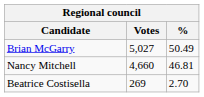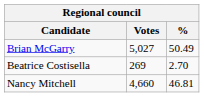rows swapped: (41, 65) <-> (48, 83)
